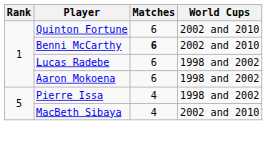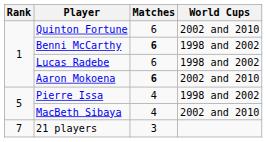(220, 46) 2002 and 2010 -> (220, 46) 1998 and 2002
(154, 79) normal -> (154, 79) bold
(220, 79) 1998 and 2002 -> (220, 79) 2002 and 2010
+ row: (67, 128)
